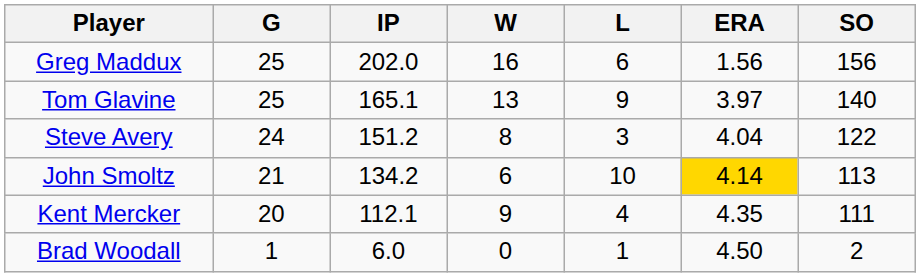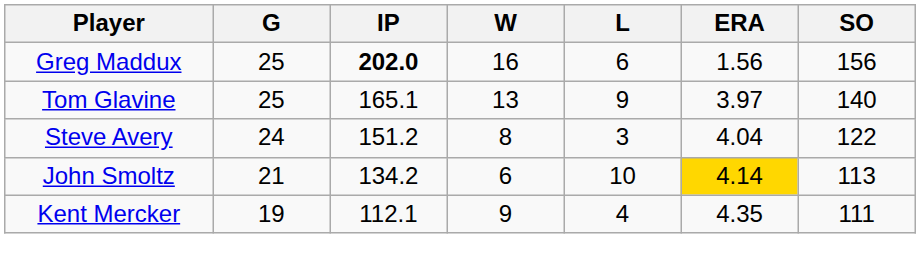(388, 61) normal -> (388, 61) bold
(271, 213) 20 -> (271, 213) 19
- row: (109, 251)
